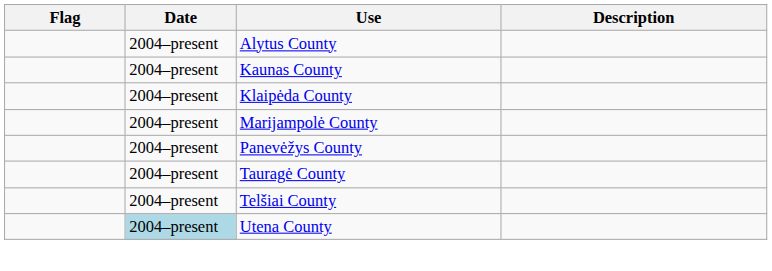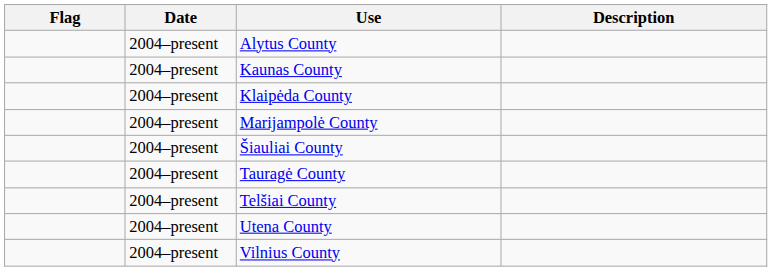- row: (301, 148)
+ row: (291, 148)
(174, 226) lightblue background -> (174, 226) no background
+ row: (290, 252)
